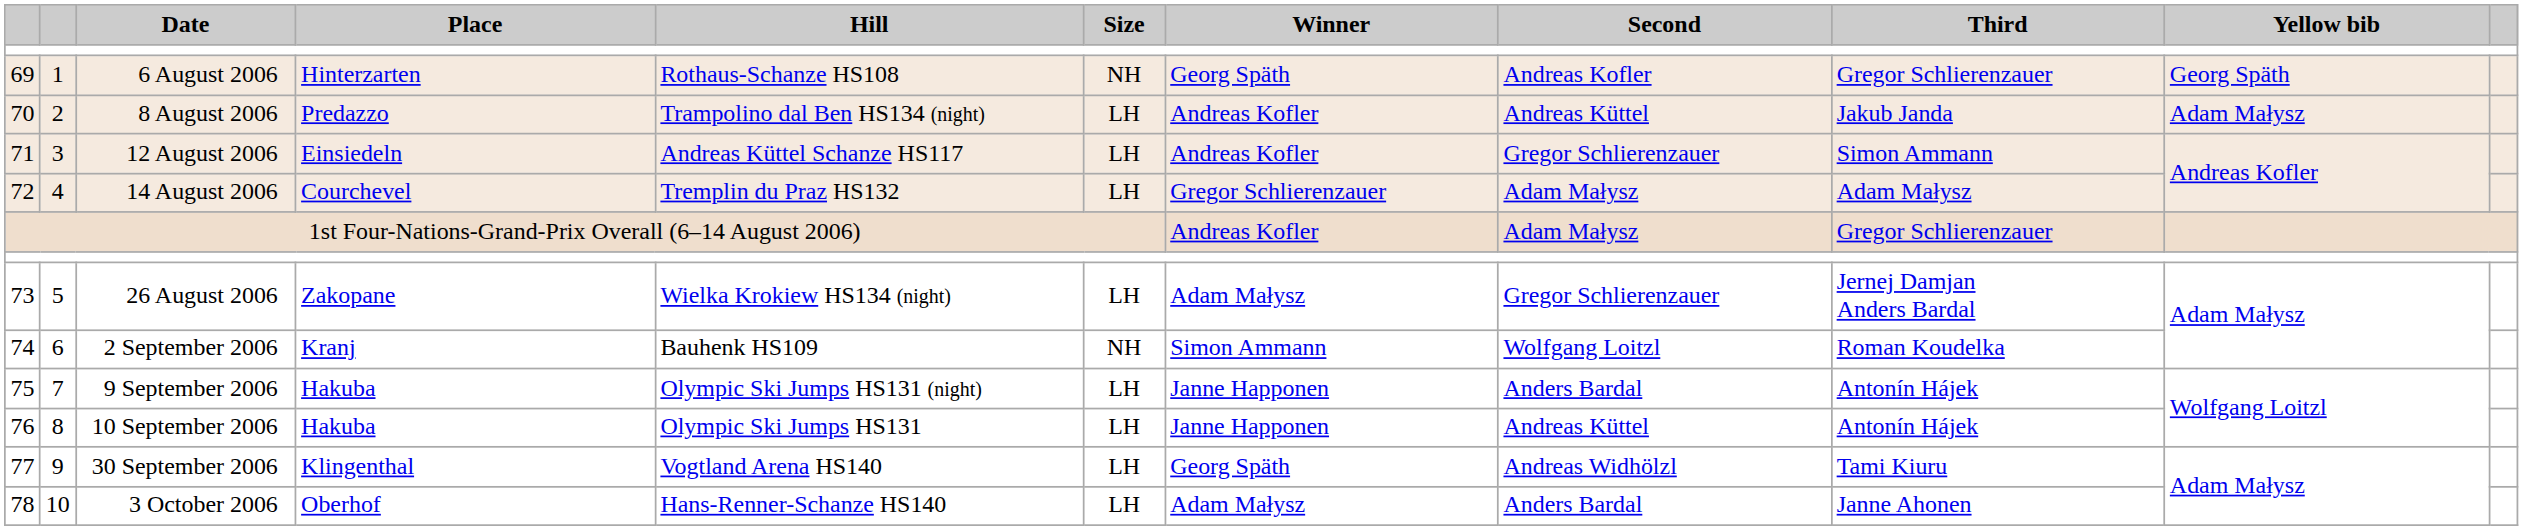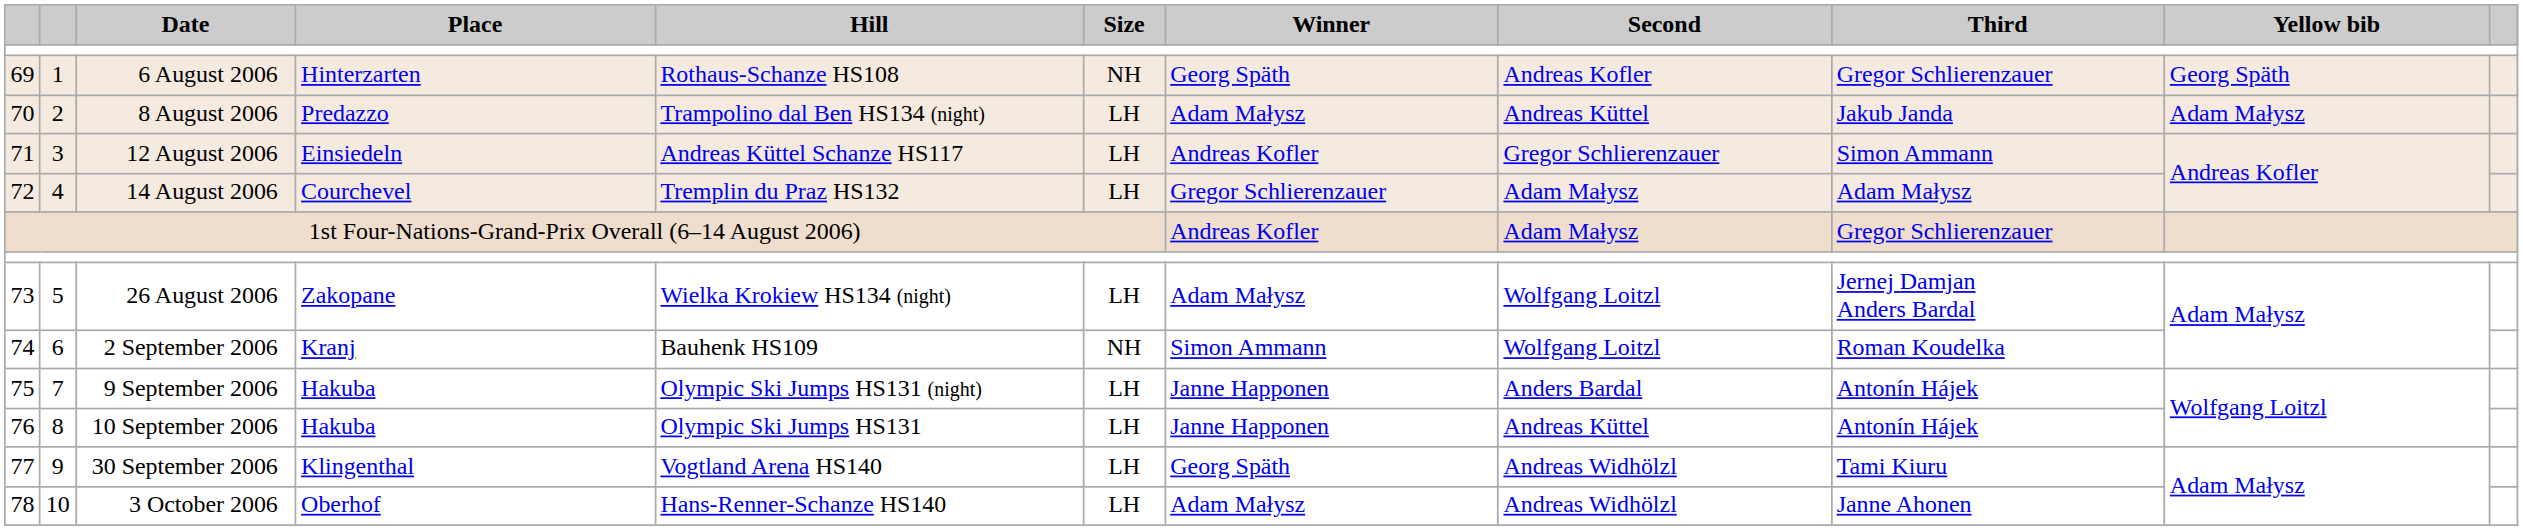(1244, 113) Andreas Kofler -> (1238, 113) Adam Małysz
(1611, 295) Gregor Schlierenzauer -> (1582, 295) Wolfgang Loitzl
(1573, 504) Anders Bardal -> (1590, 504) Andreas Widhölzl
